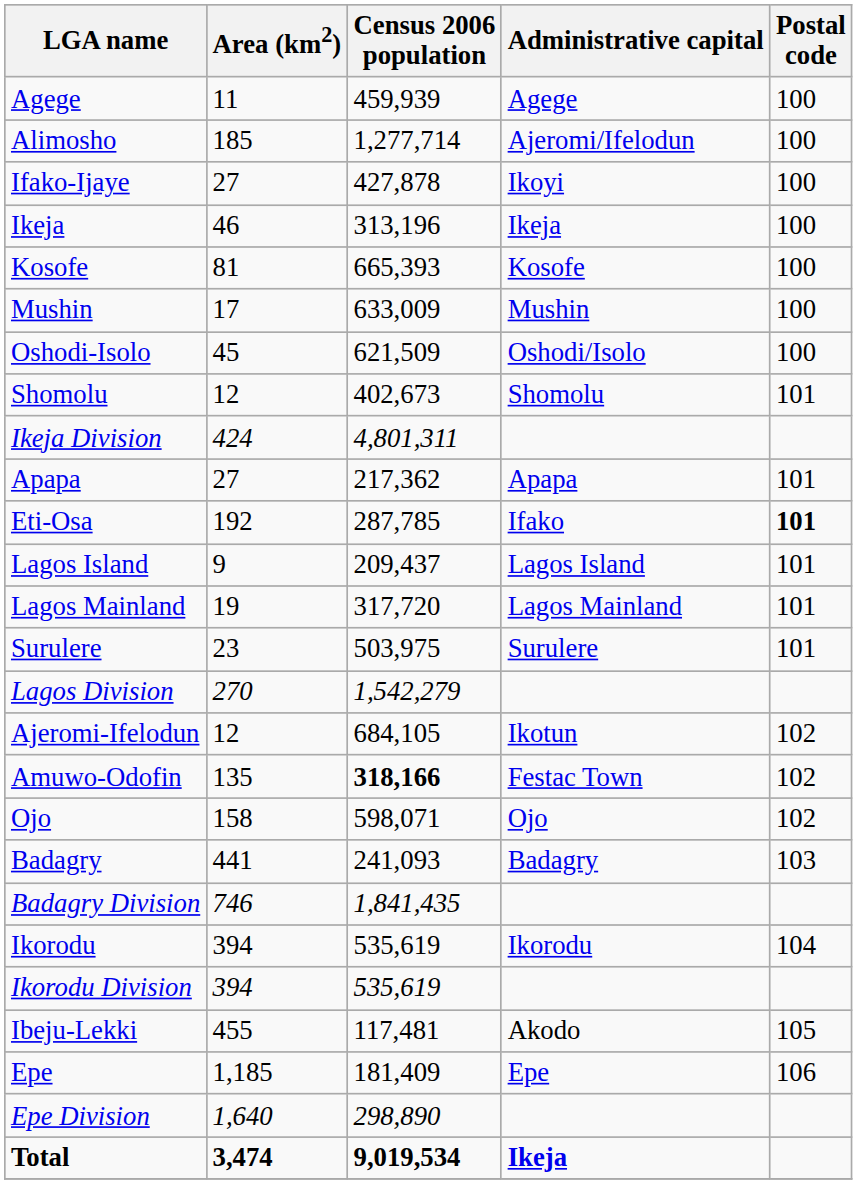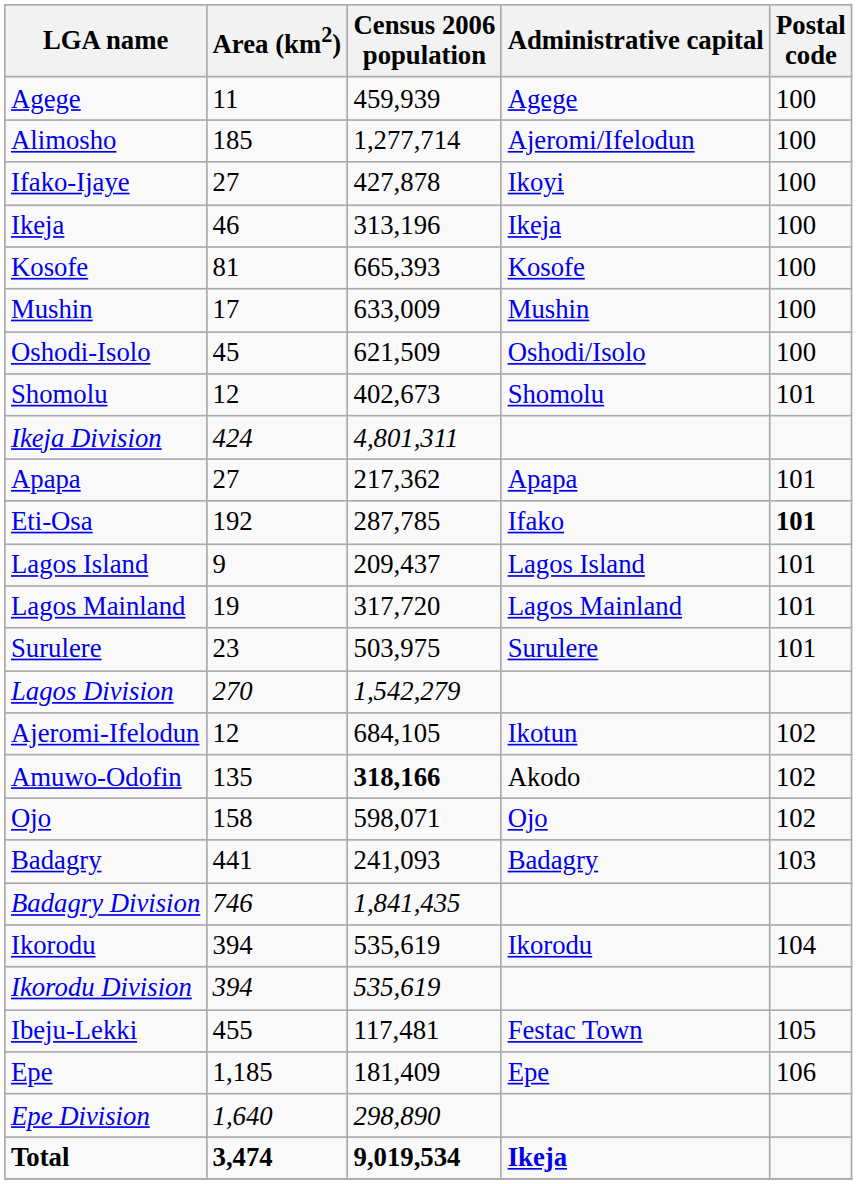(575, 776) Festac Town -> (544, 776) Akodo
(544, 1030) Akodo -> (575, 1030) Festac Town
